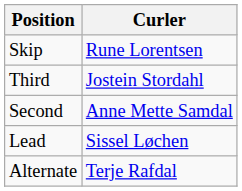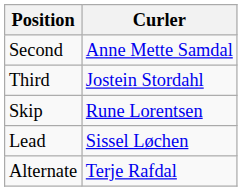rows swapped: (26, 50) <-> (36, 110)
